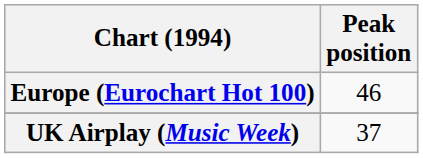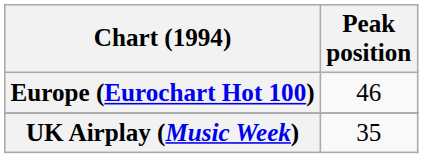(369, 132) 37 -> (369, 132) 35
